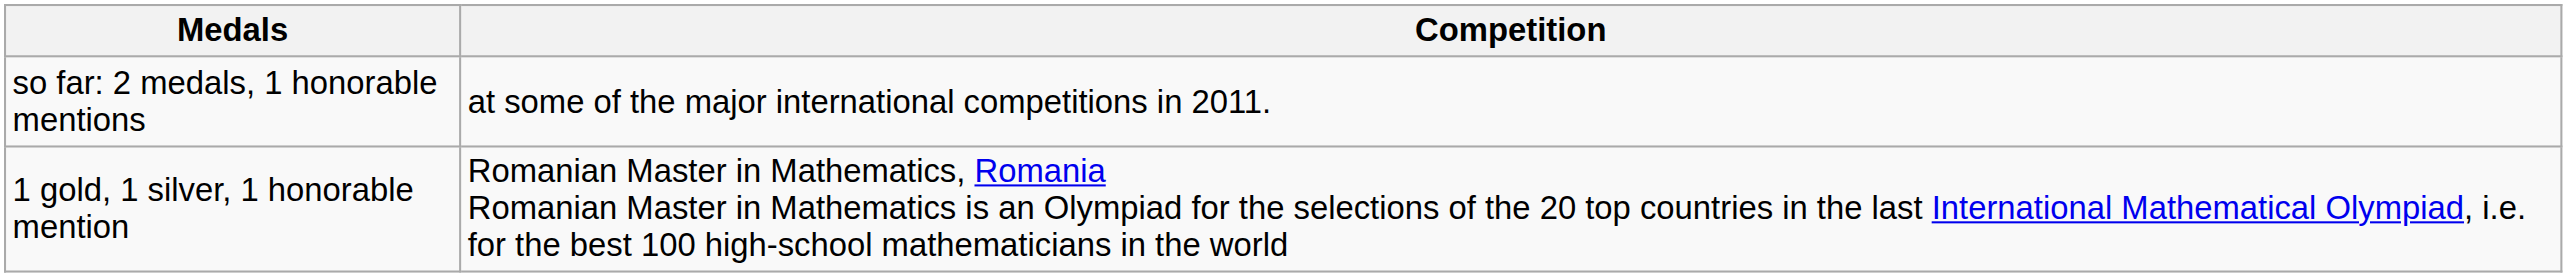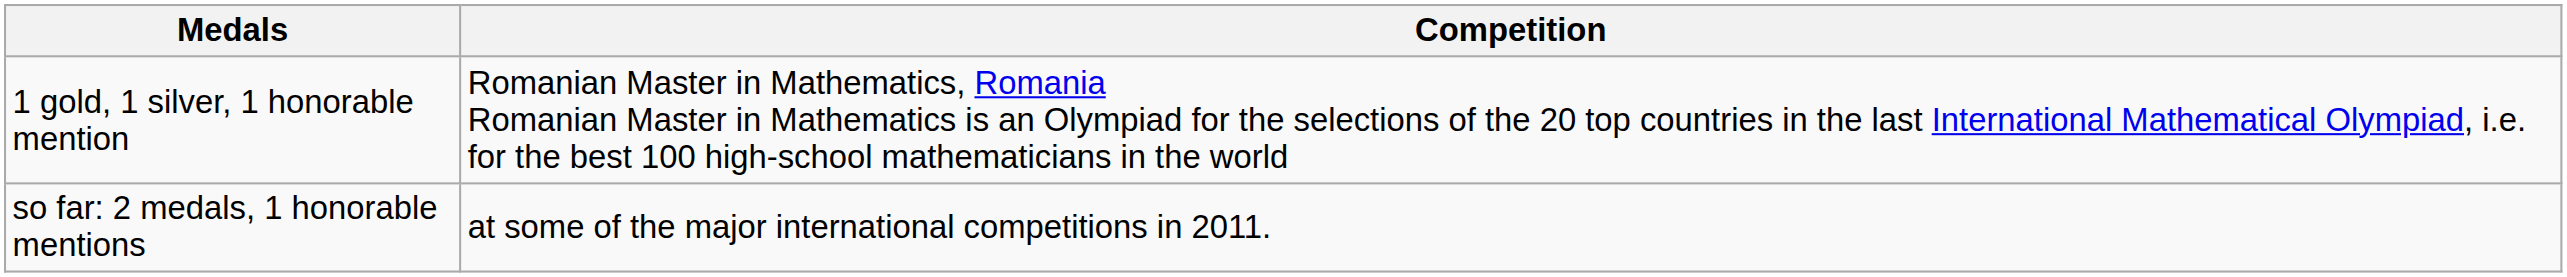rows swapped: (213, 208) <-> (225, 100)
